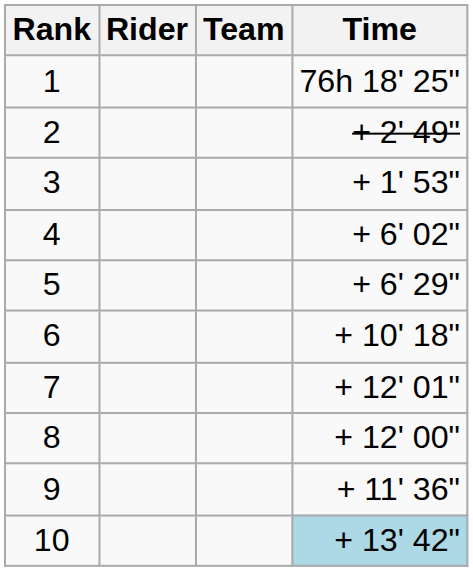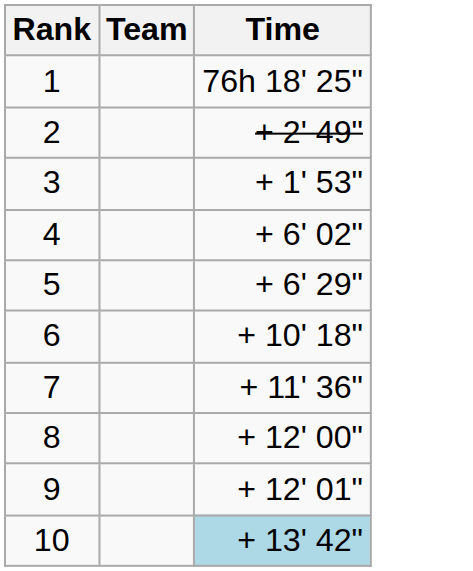- column: (147, 30)
(397, 387) + 12' 01" -> (301, 387) + 11' 36"
(398, 489) + 11' 36" -> (300, 489) + 12' 01"
